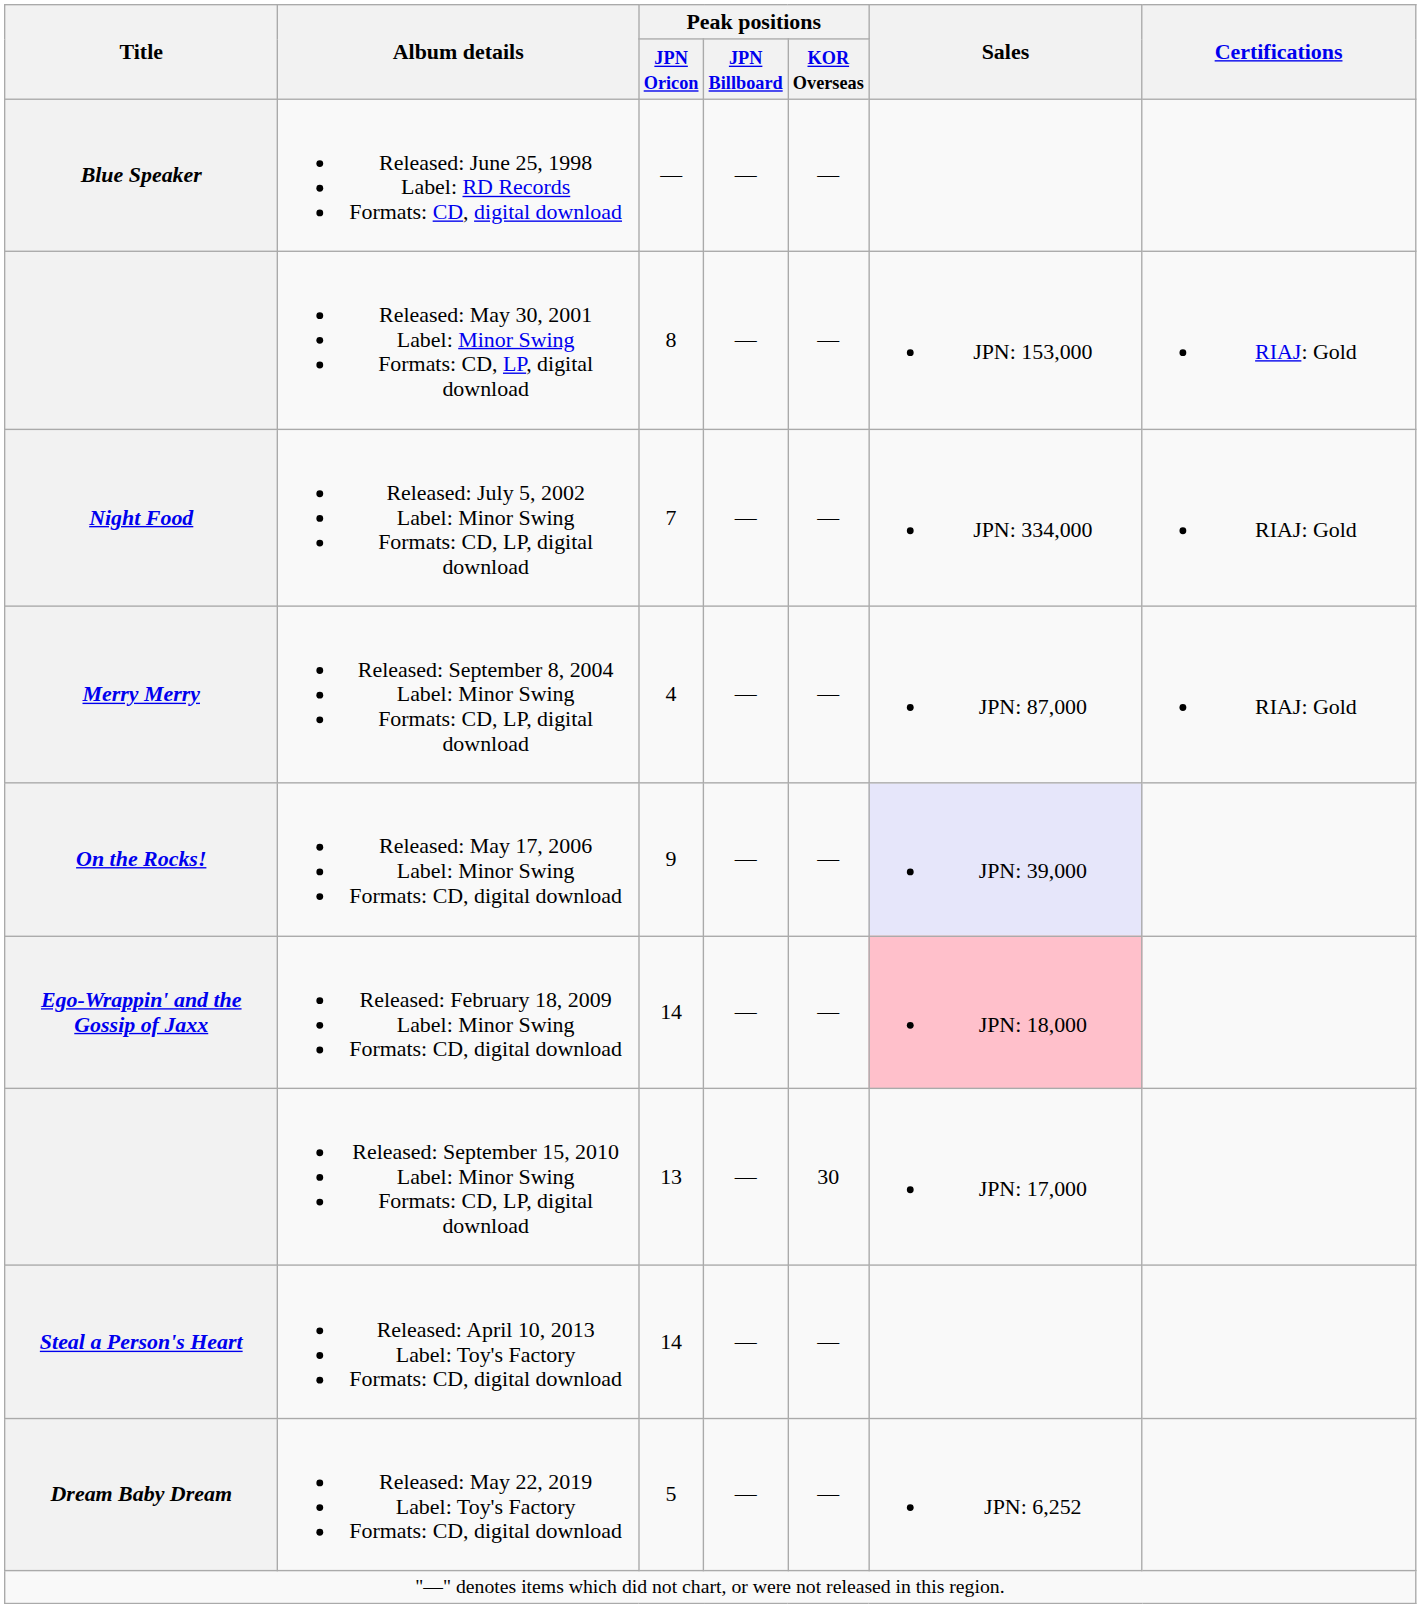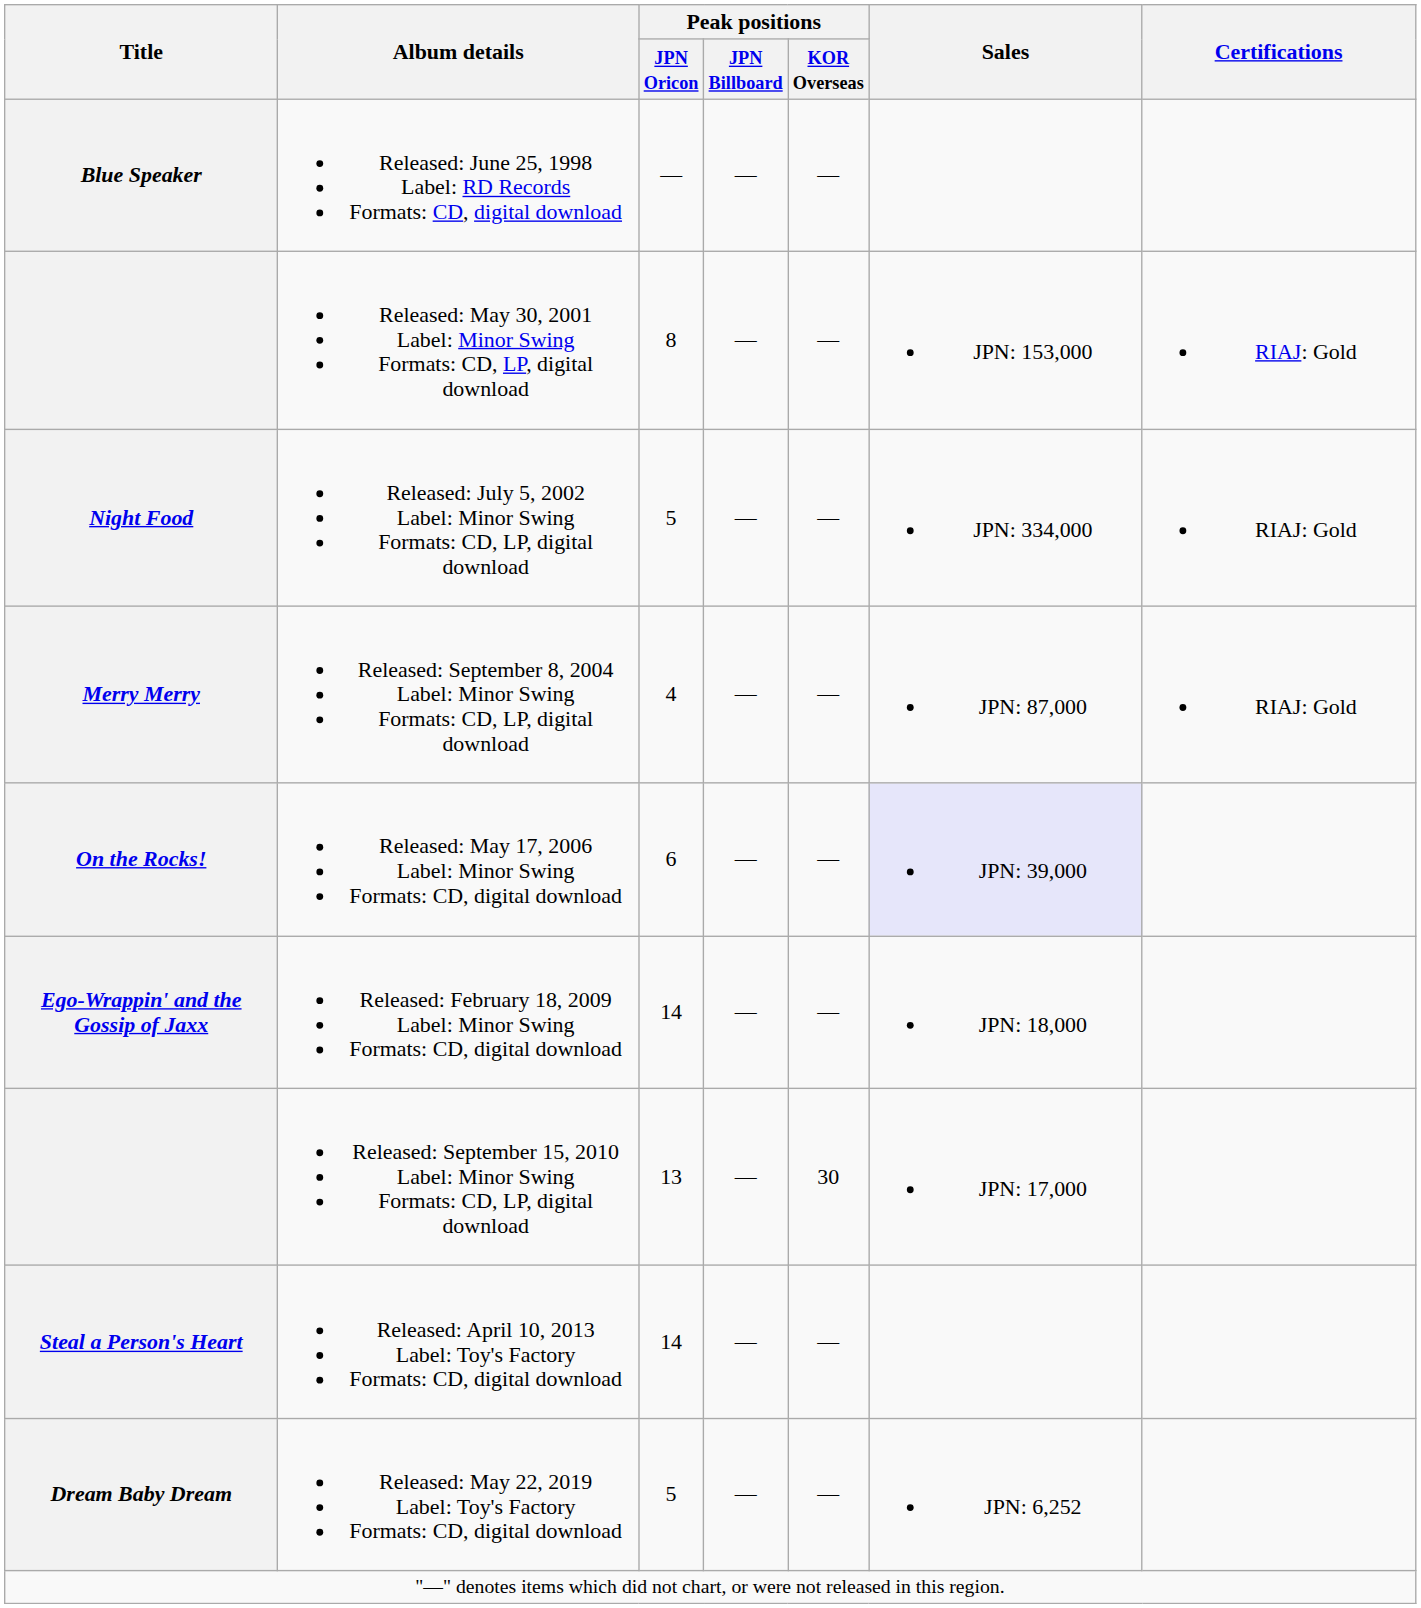(671, 517) 7 -> (671, 517) 5
(671, 859) 9 -> (671, 859) 6
(1005, 1024) pink background -> (1005, 1024) no background
